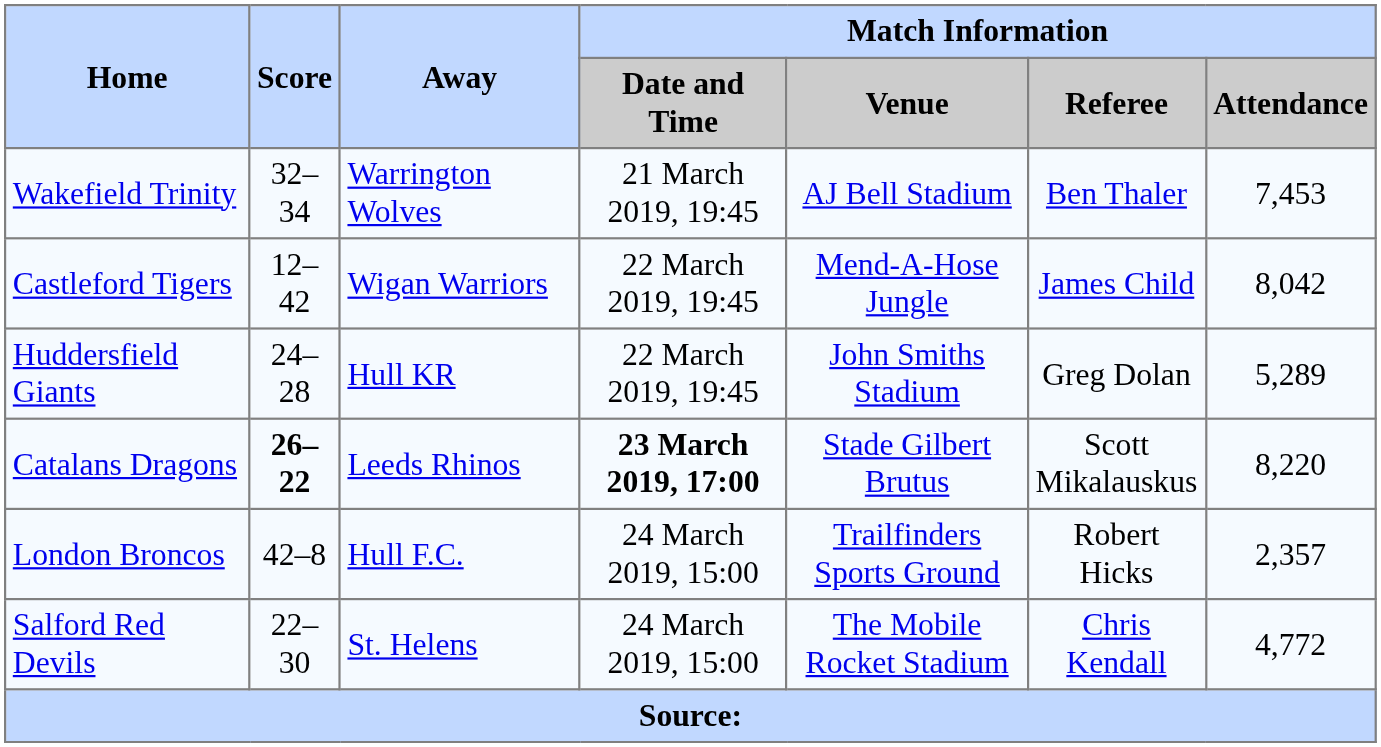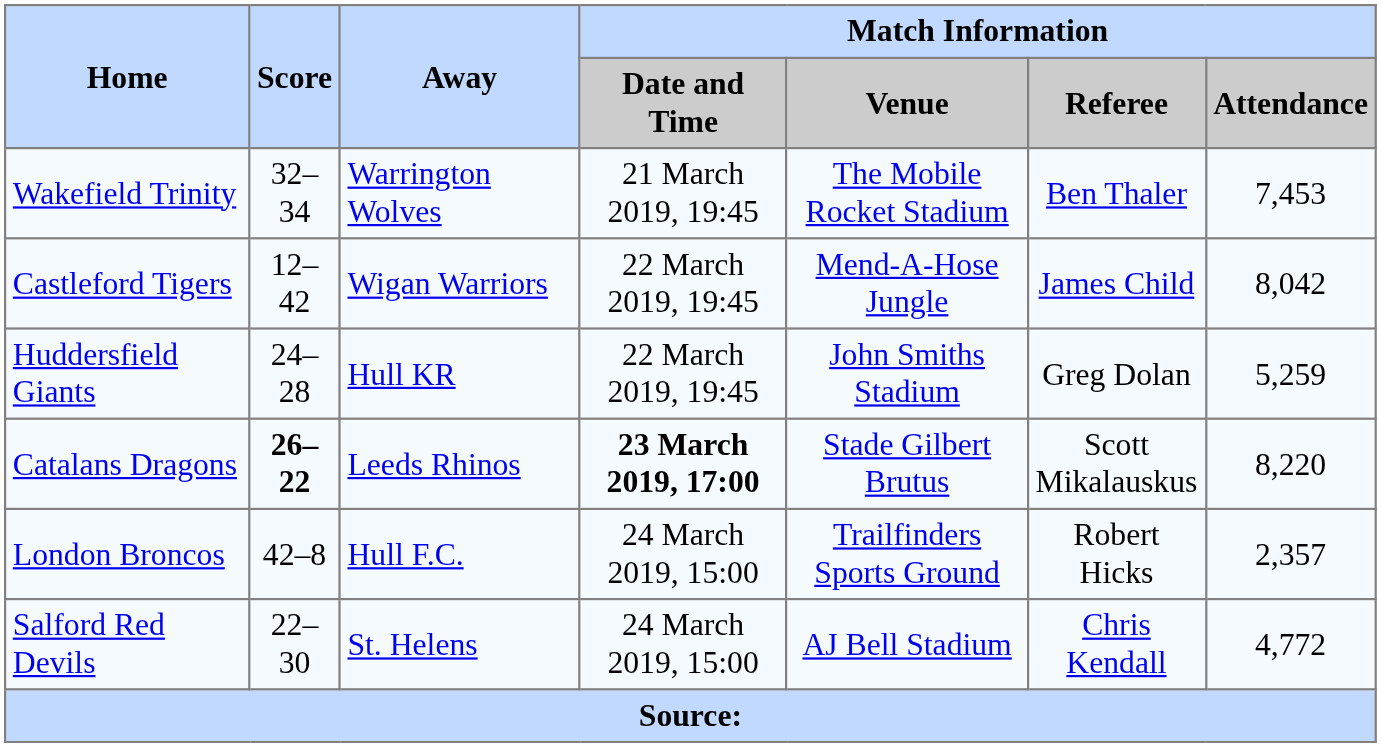(907, 192) AJ Bell Stadium -> (907, 192) The Mobile Rocket Stadium
(1291, 372) 5,289 -> (1291, 372) 5,259
(907, 643) The Mobile Rocket Stadium -> (907, 643) AJ Bell Stadium
